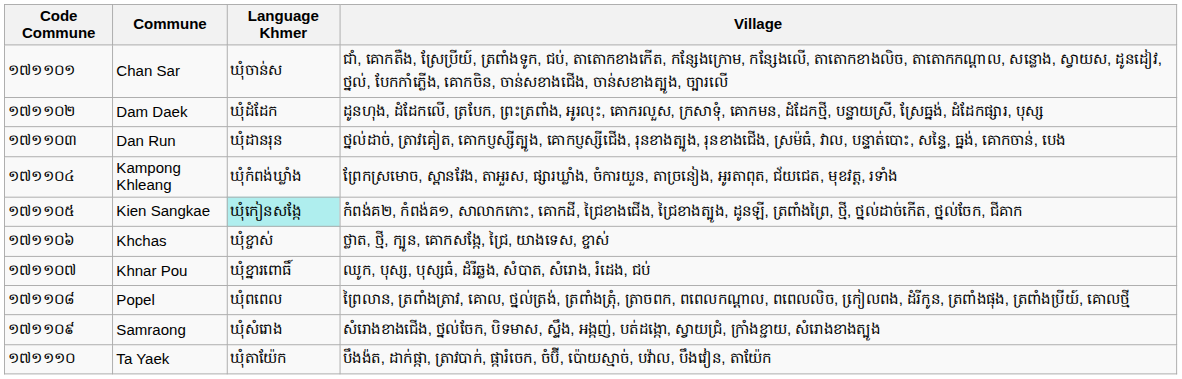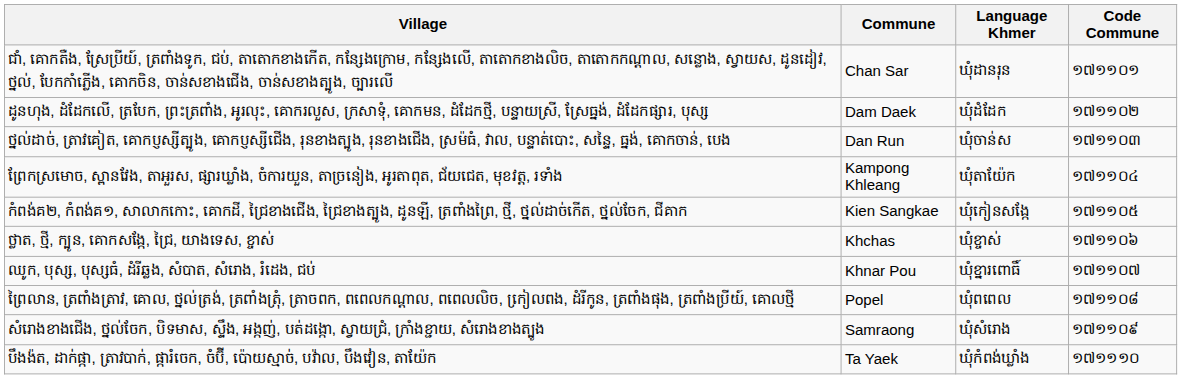columns swapped: (59, 24) <-> (758, 24)
(256, 70) ឃុំចាន់ស -> (985, 70) ឃុំដានរុន
(256, 140) ឃុំដានរុន -> (985, 140) ឃុំចាន់ស
(266, 175) ឃុំកំពង់ឃ្លាំង -> (987, 175) ឃុំតាយ៉ែក
(266, 210) paleturquoise background -> (994, 210) no background
(259, 358) ឃុំតាយ៉ែក -> (994, 358) ឃុំកំពង់ឃ្លាំង
